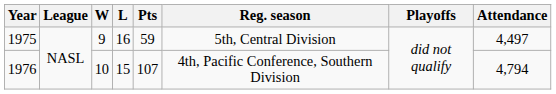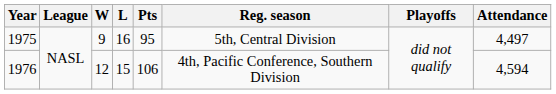(148, 38) 59 -> (148, 38) 95
(102, 69) 10 -> (102, 69) 12
(148, 69) 107 -> (148, 69) 106
(512, 69) 4,794 -> (512, 69) 4,594
